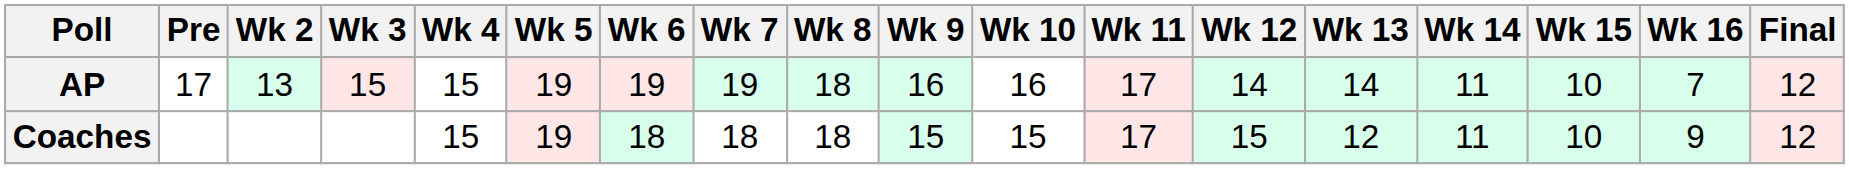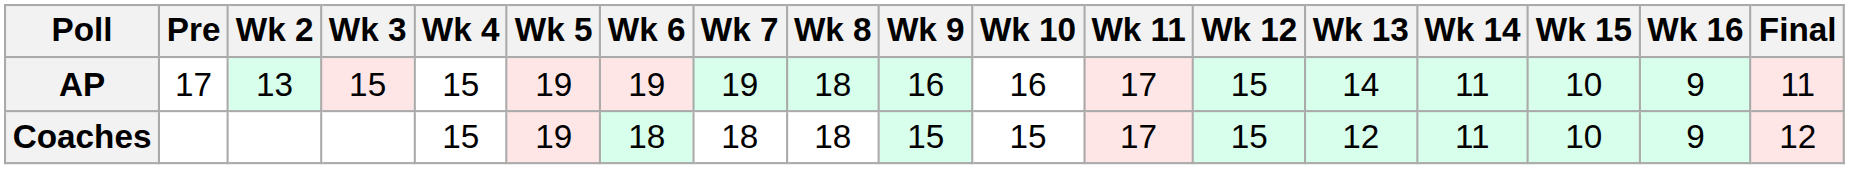(1249, 83) 14 -> (1249, 83) 15
(1695, 83) 7 -> (1695, 83) 9
(1798, 83) 12 -> (1798, 83) 11
